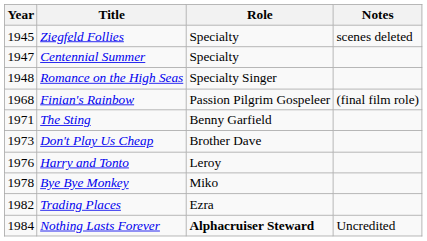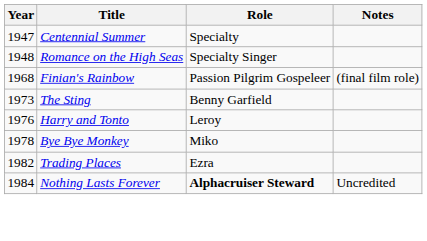- row: (82, 36)
(21, 120) 1971 -> (21, 99) 1973
- row: (97, 141)
